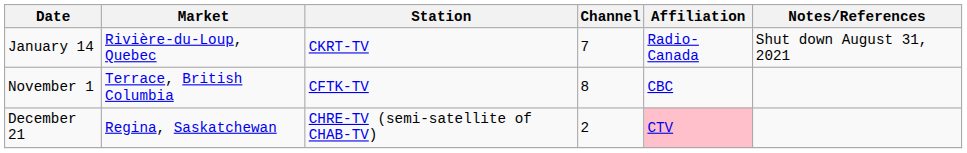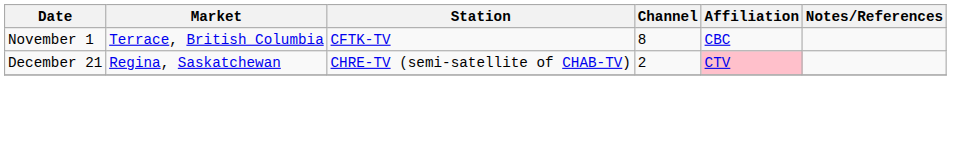- row: (51, 48)
